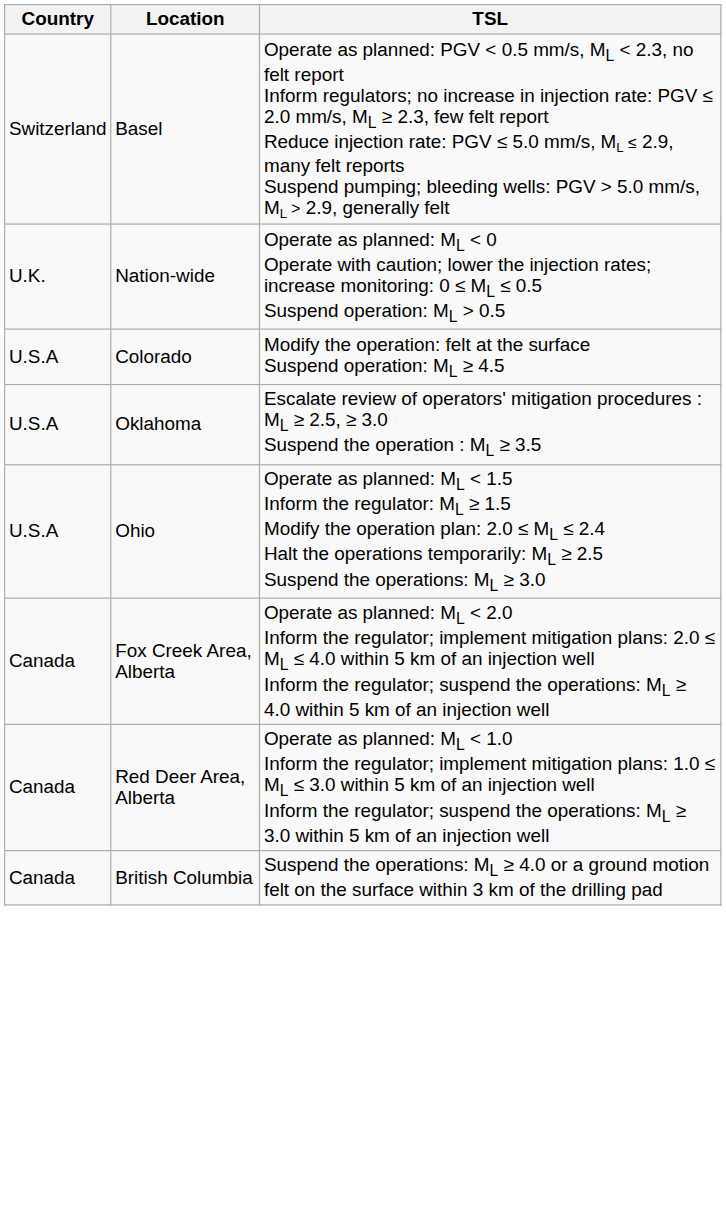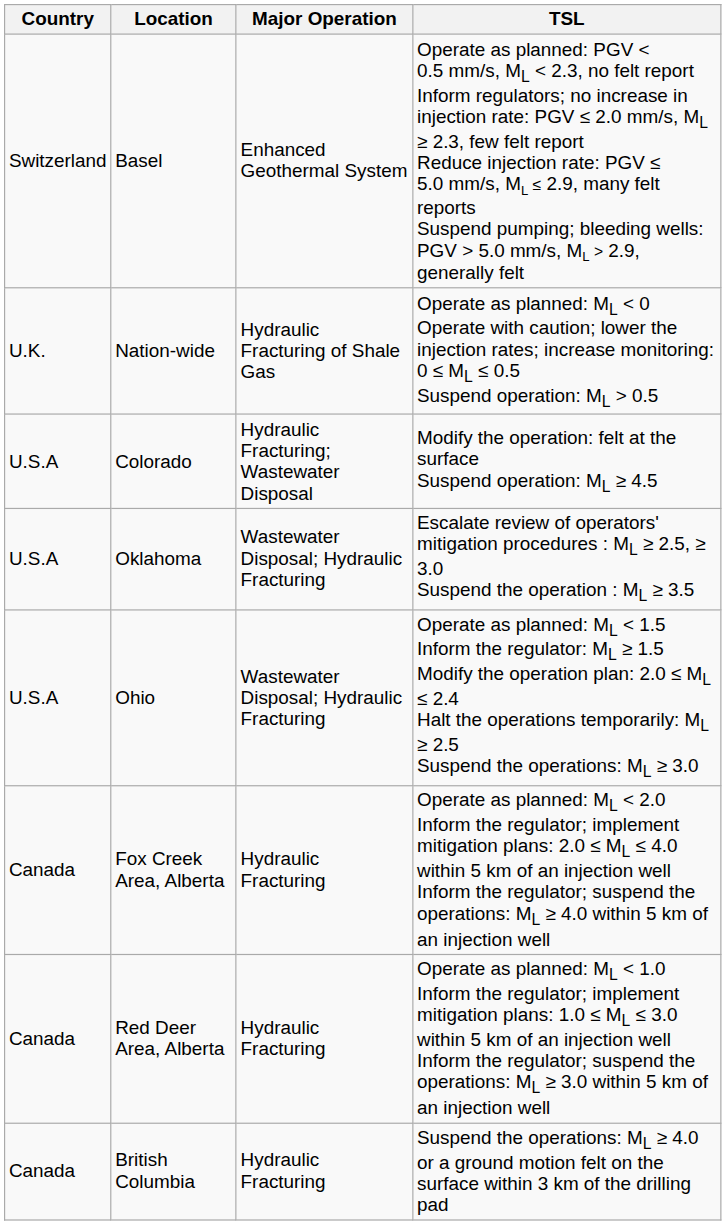+ column: (324, 19)
